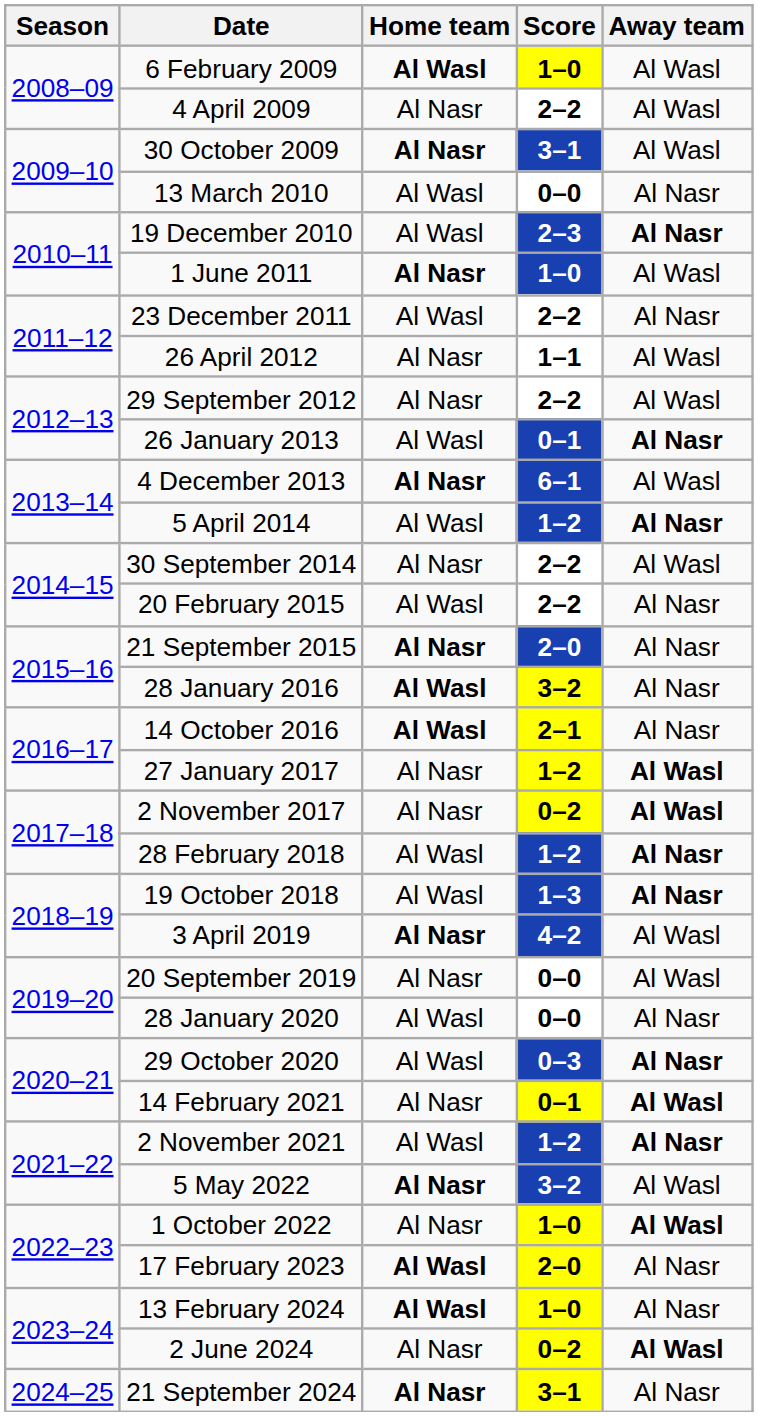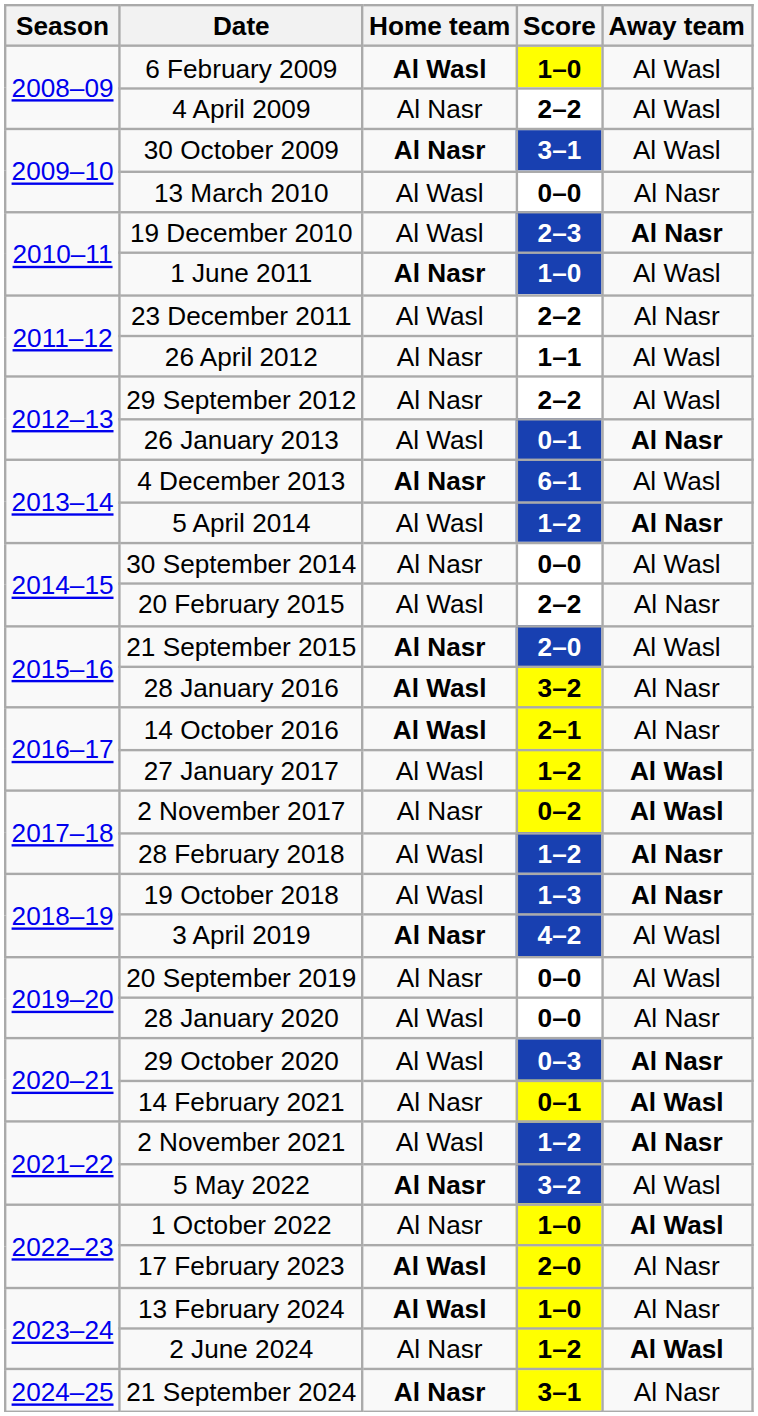(559, 563) 2–2 -> (559, 563) 0–0
(677, 646) Al Nasr -> (677, 646) Al Wasl
(440, 770) Al Nasr -> (440, 770) Al Wasl
(559, 1349) 0–2 -> (559, 1349) 1–2
